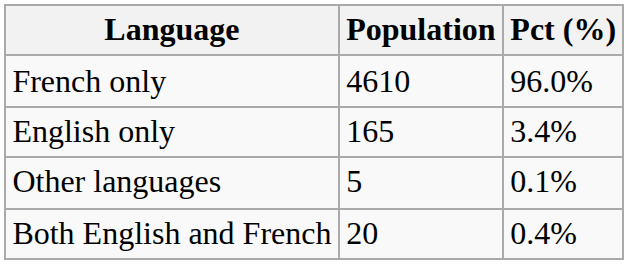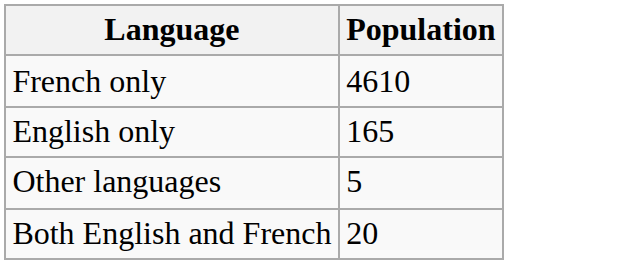- column: (563, 29)
